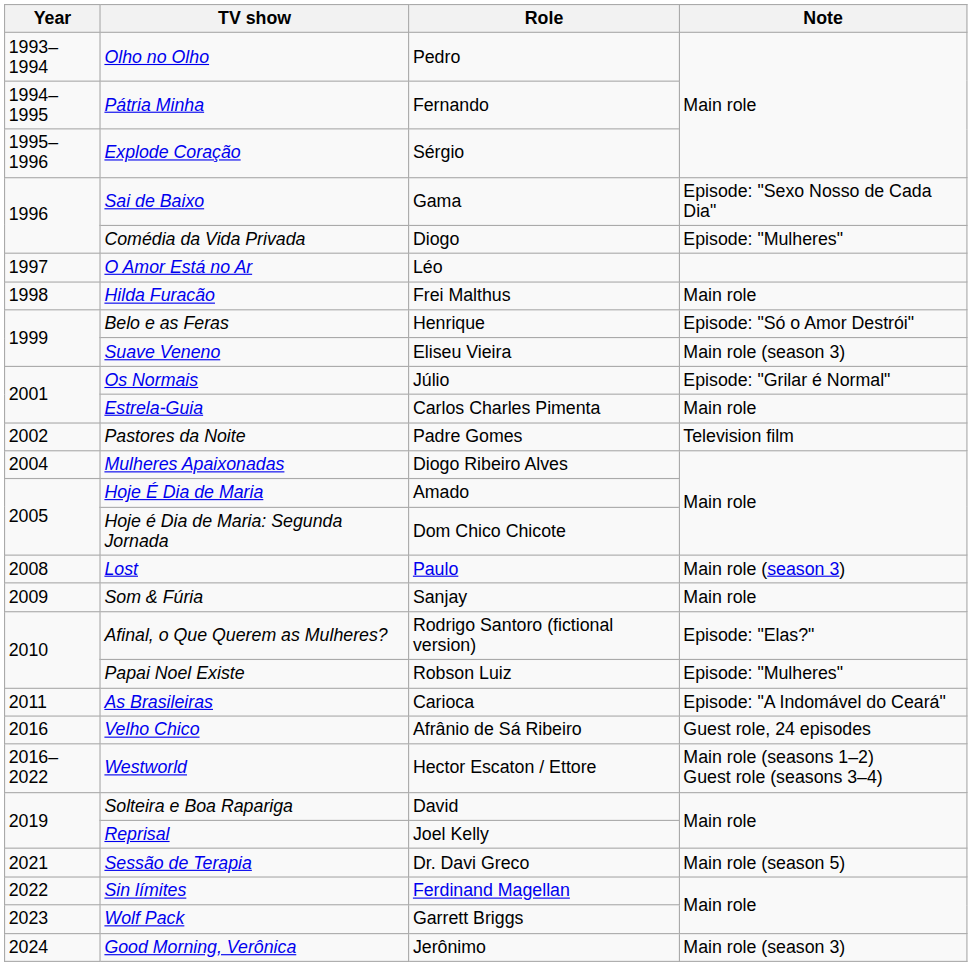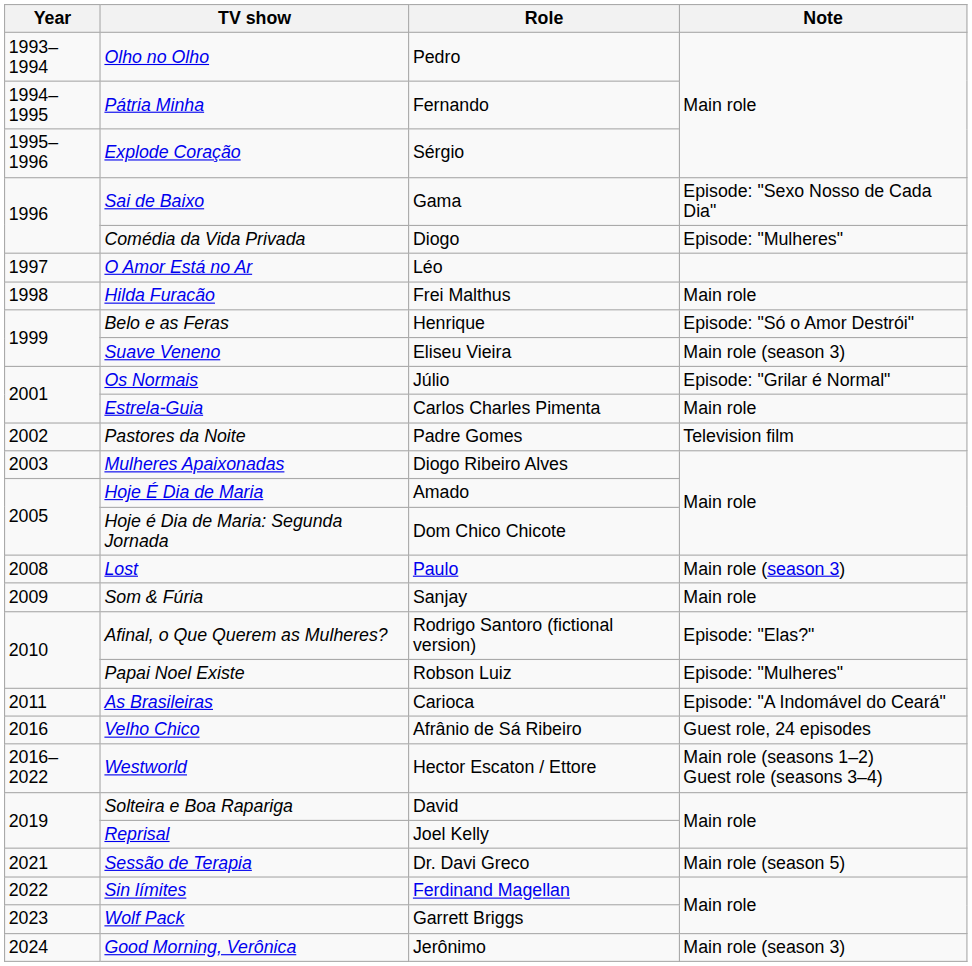(28, 464) 2004 -> (28, 464) 2003
